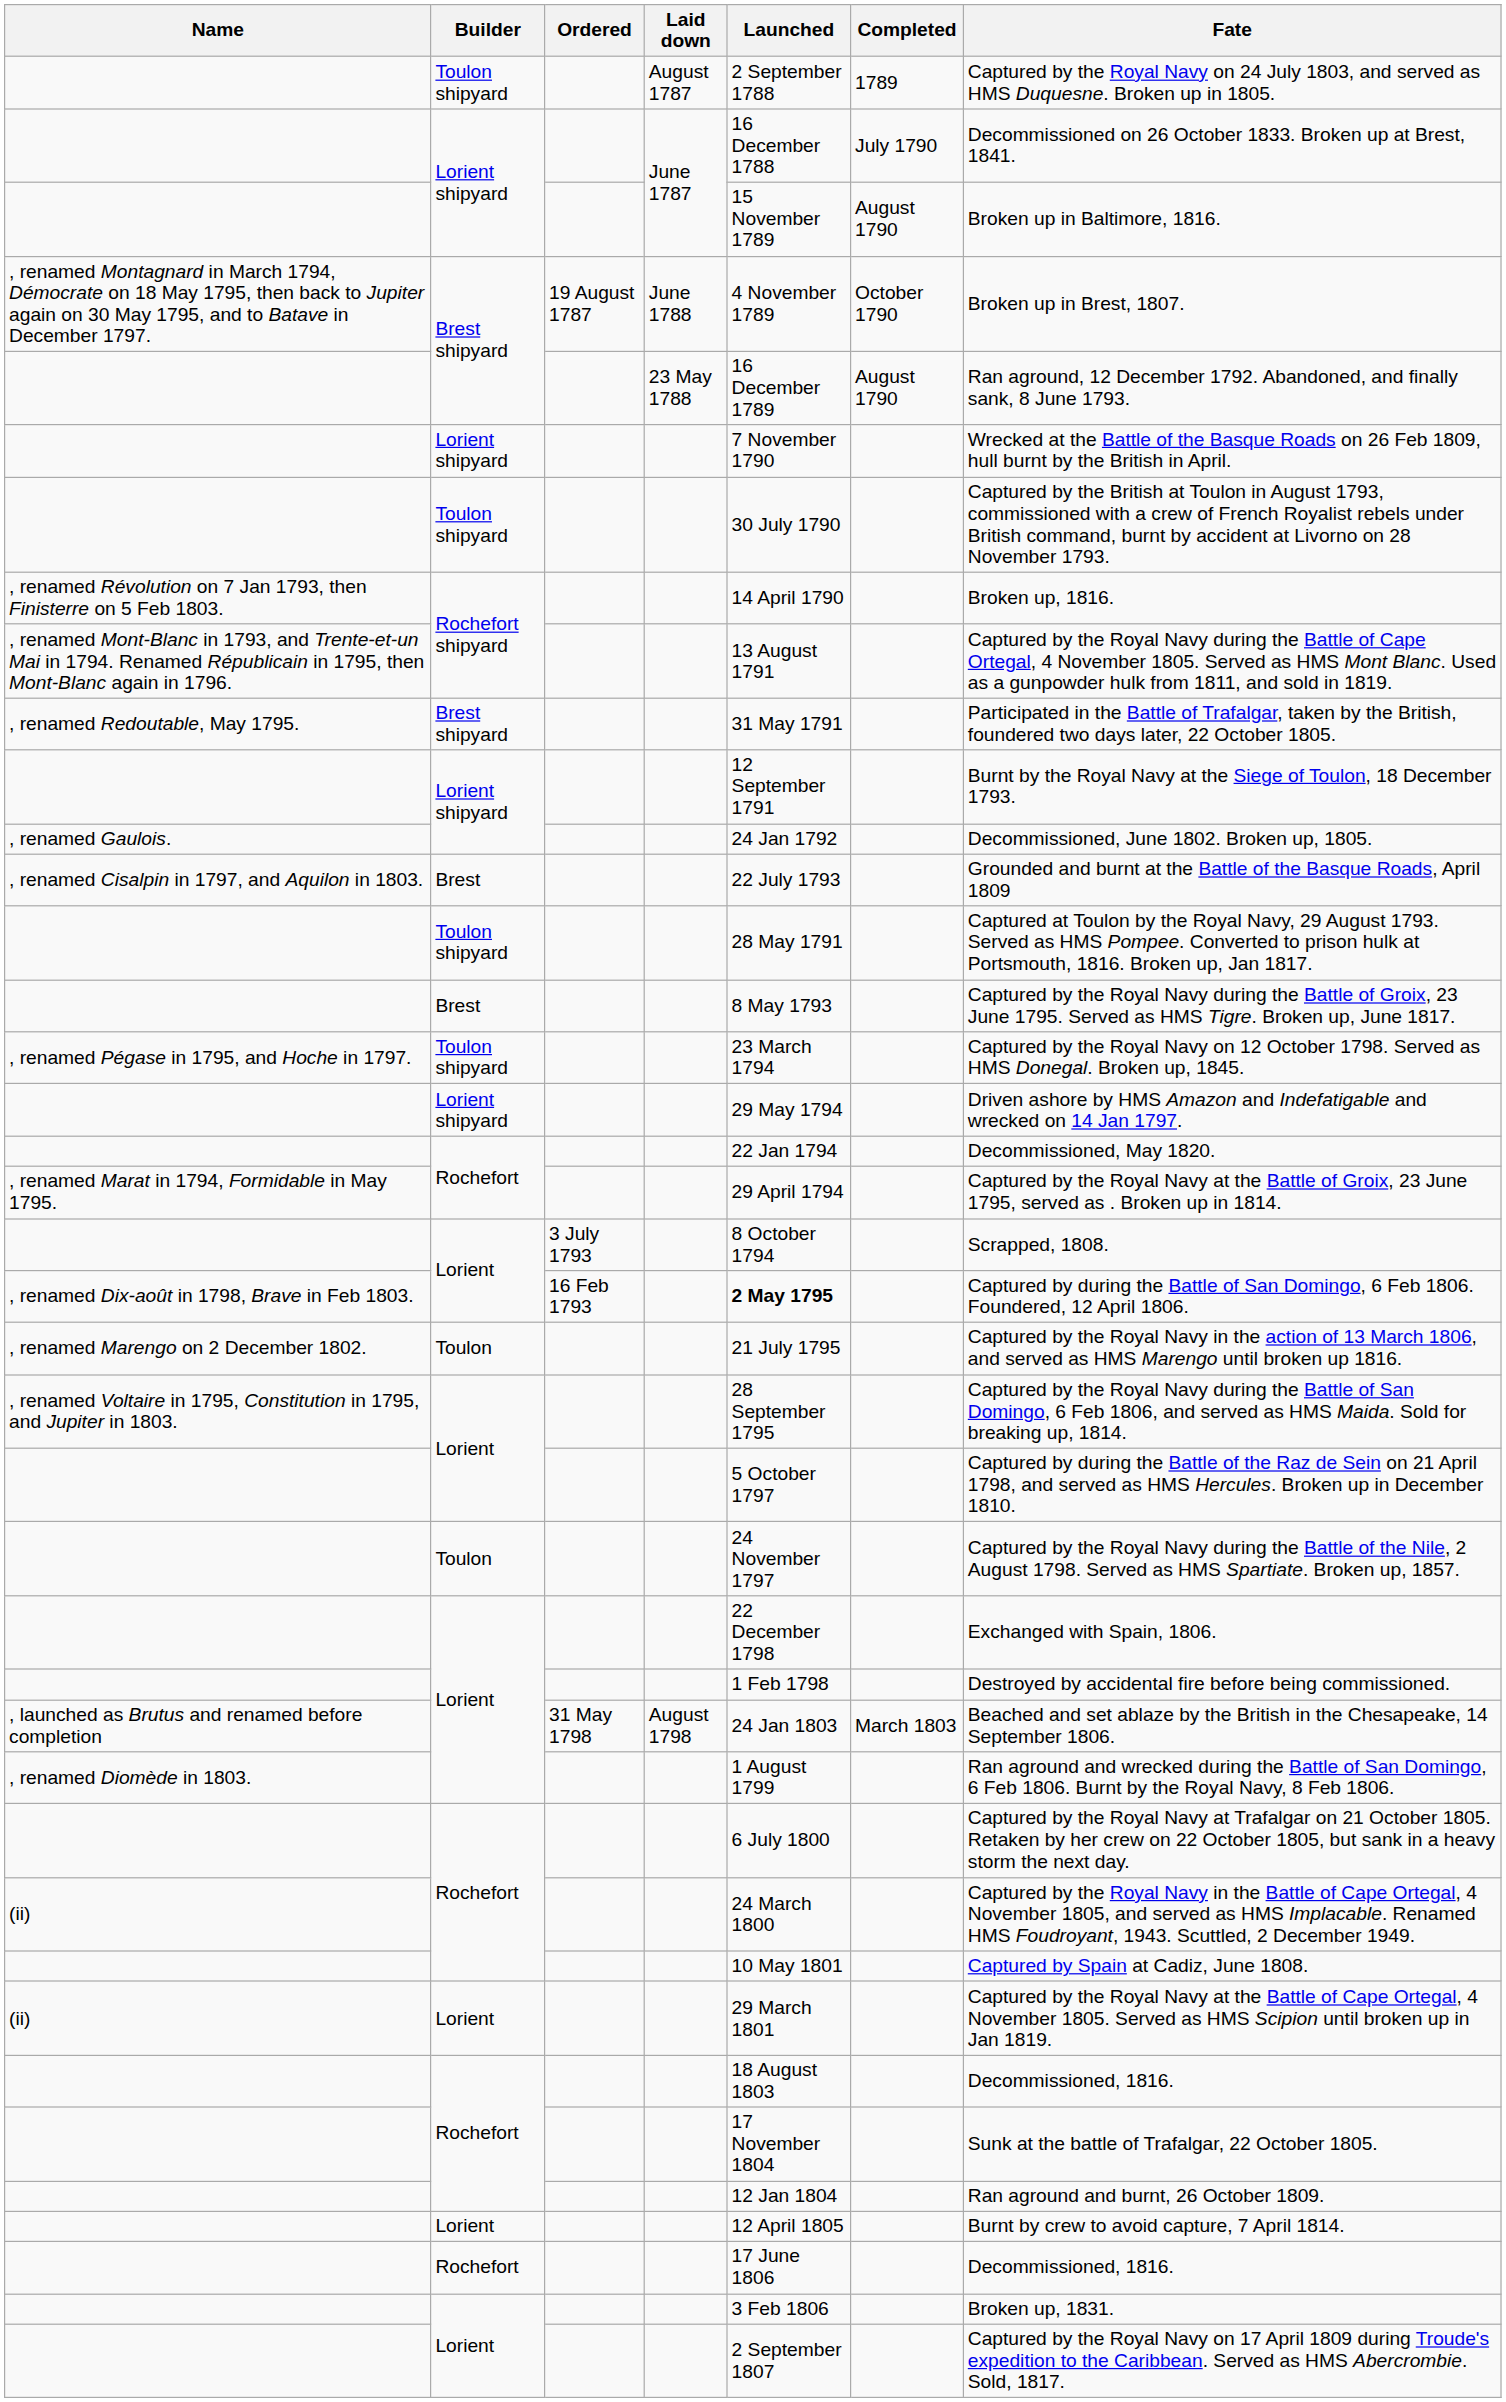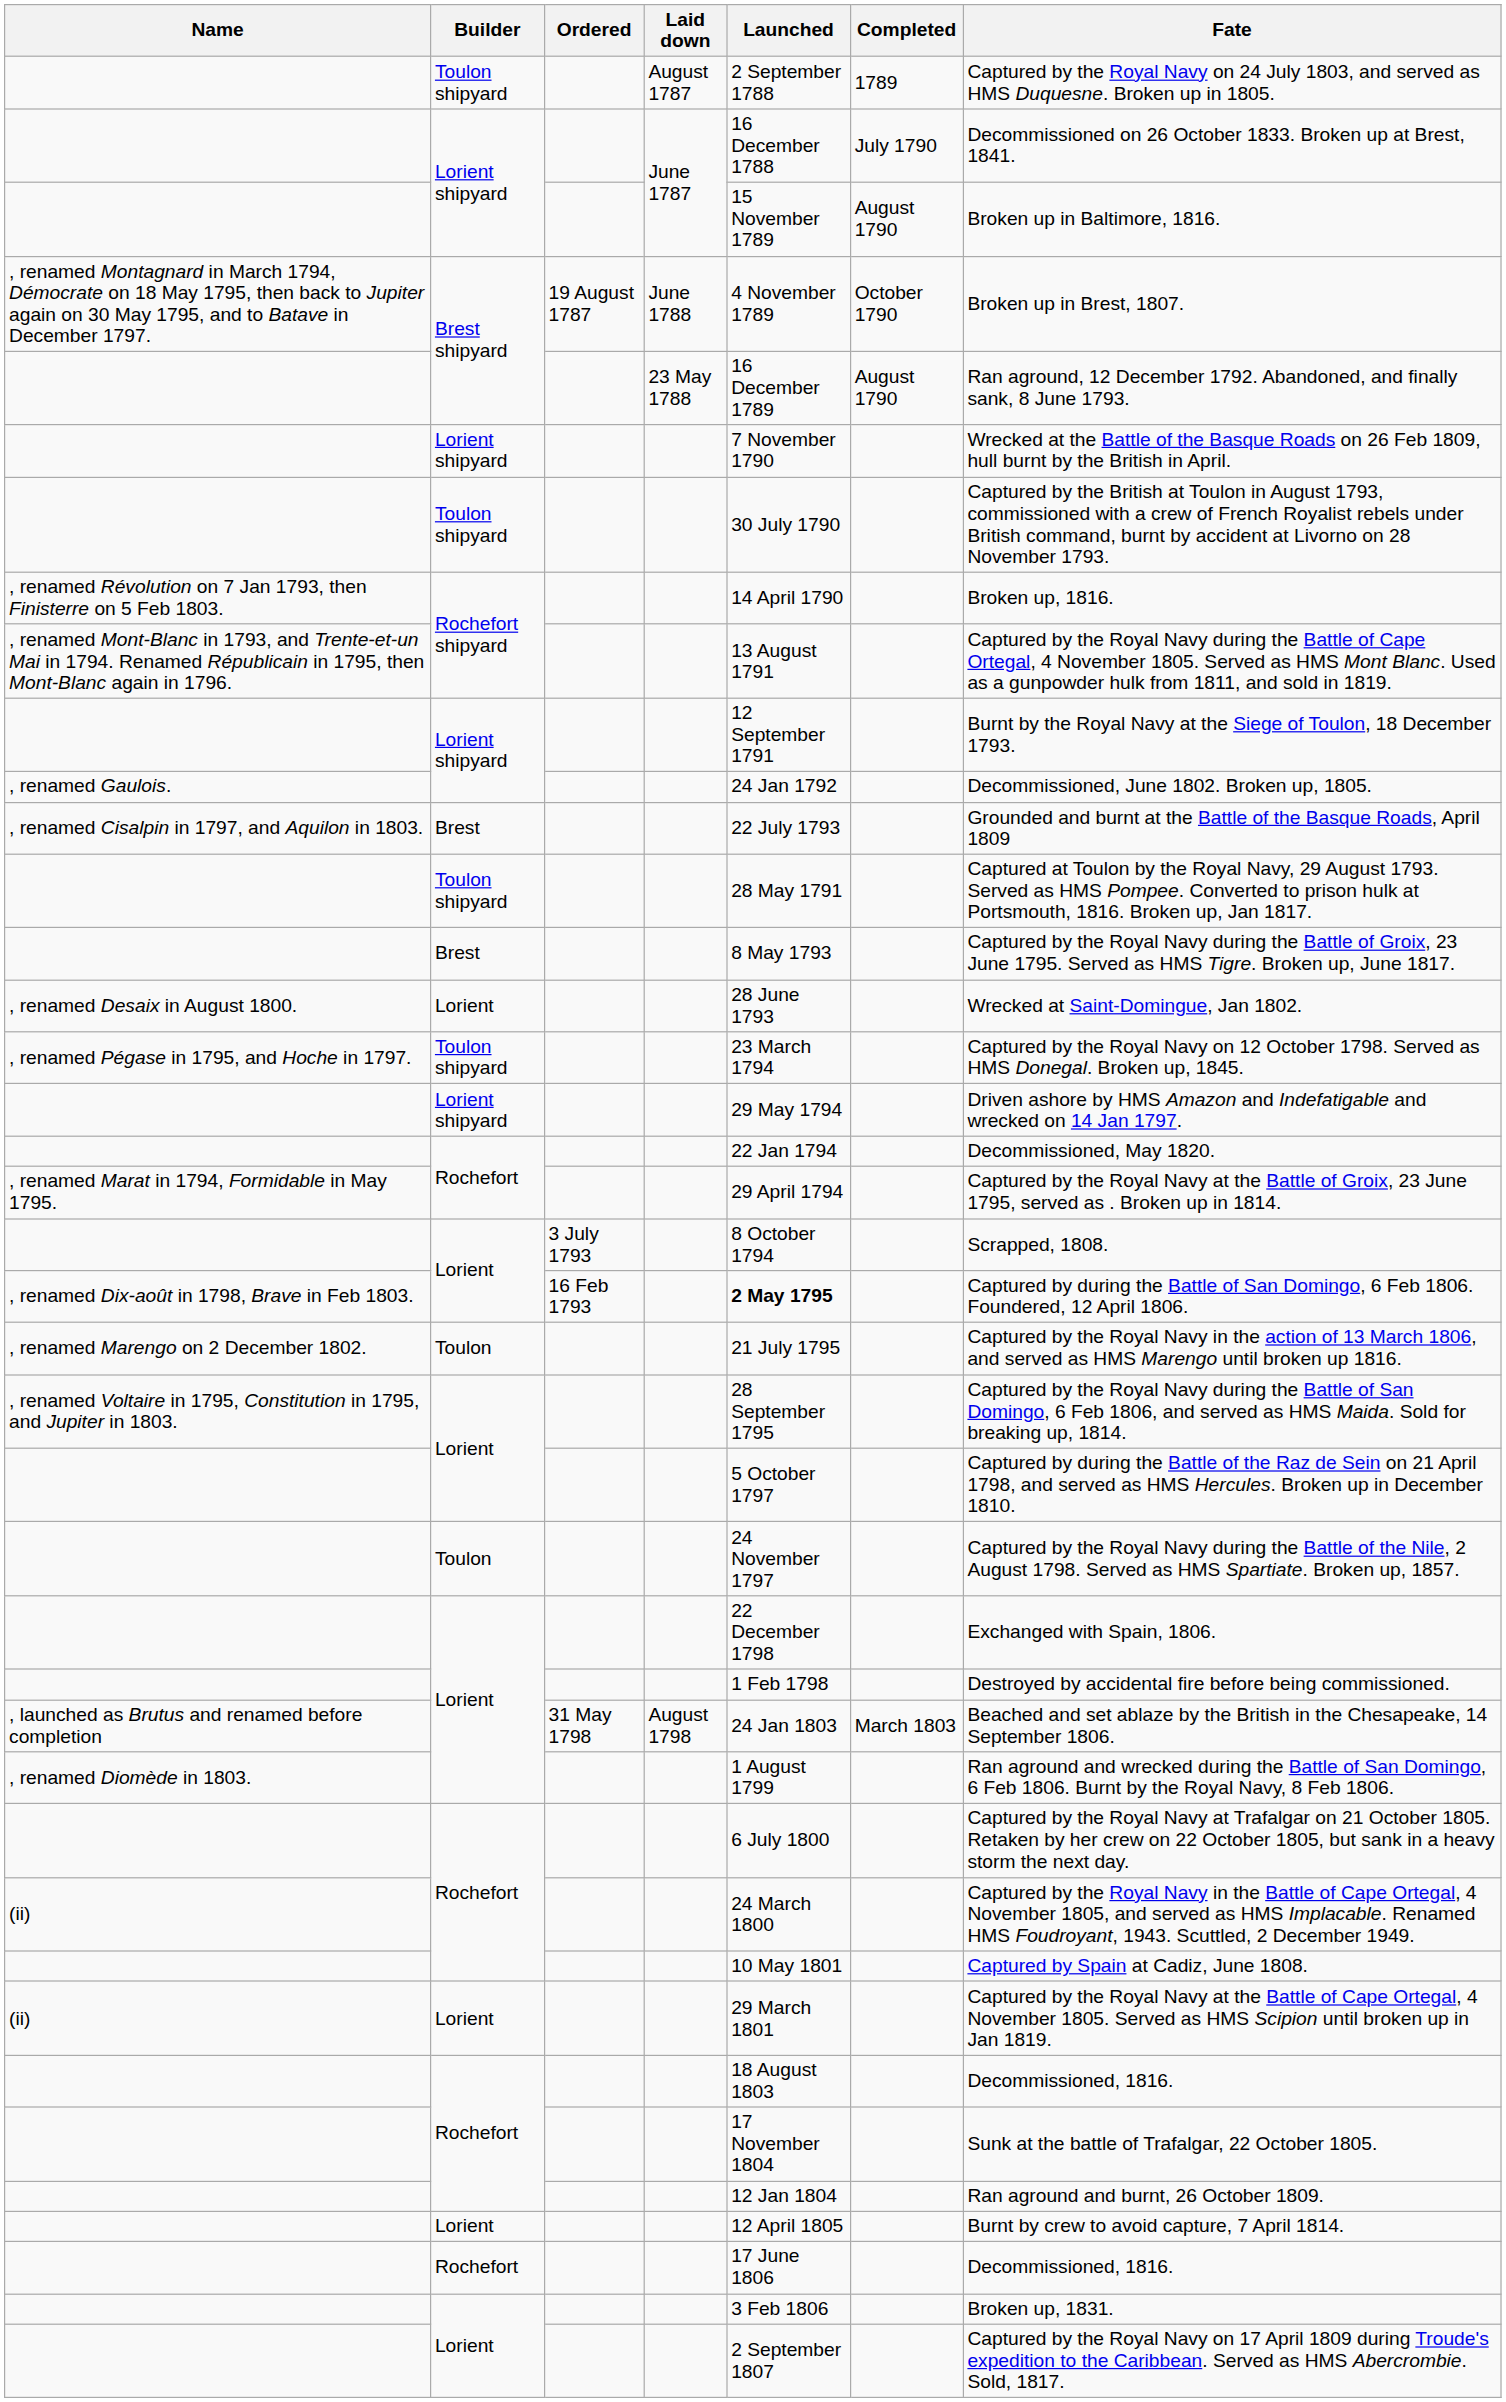- row: (154, 723)
+ row: (153, 1005)
